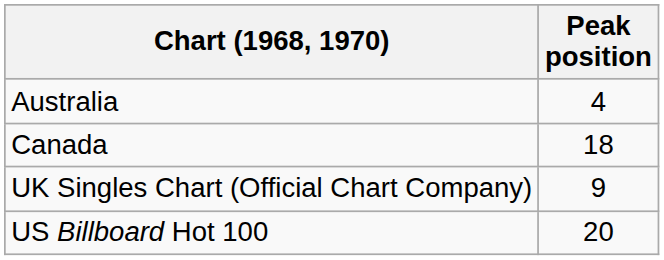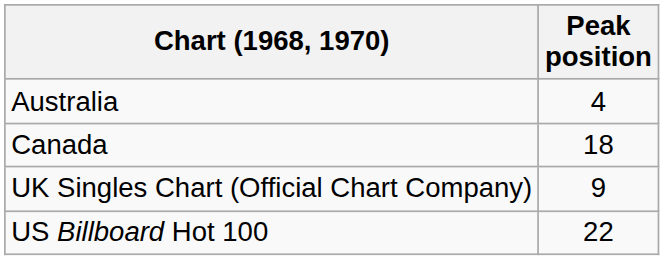(598, 231) 20 -> (598, 231) 22
